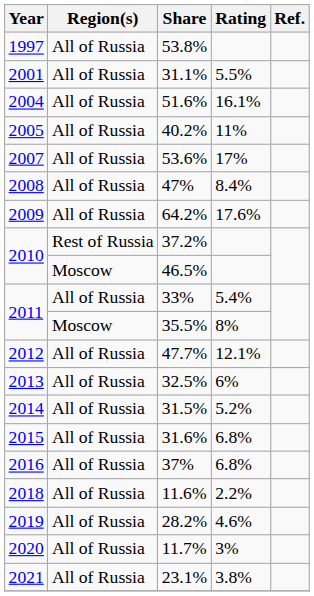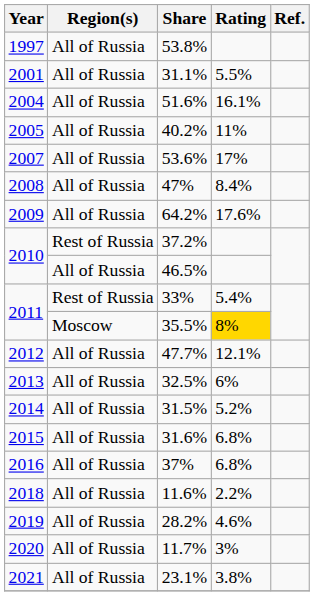(82, 269) Moscow -> (98, 269) All of Russia
(98, 297) All of Russia -> (103, 297) Rest of Russia
(227, 325) no background -> (227, 325) gold background
